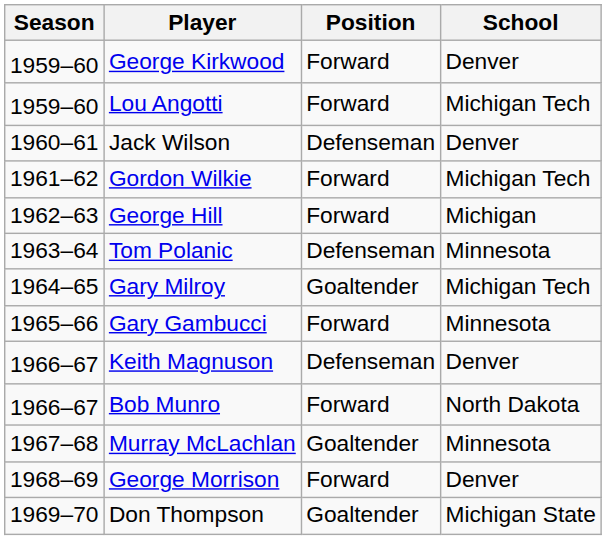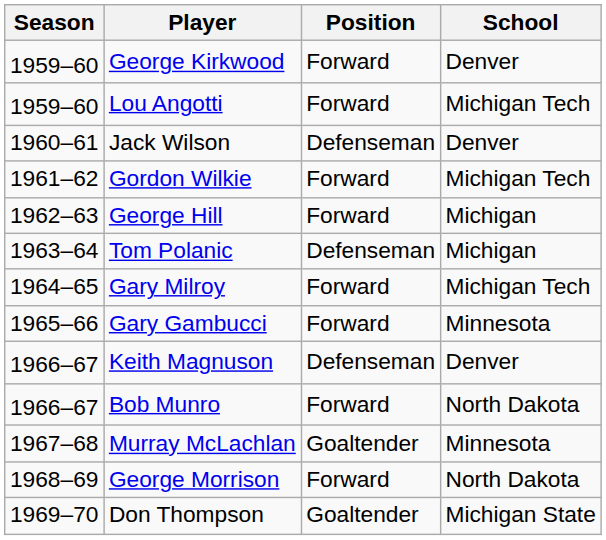(498, 251) Minnesota -> (491, 251) Michigan
(362, 287) Goaltender -> (348, 287) Forward
(482, 479) Denver -> (512, 479) North Dakota
